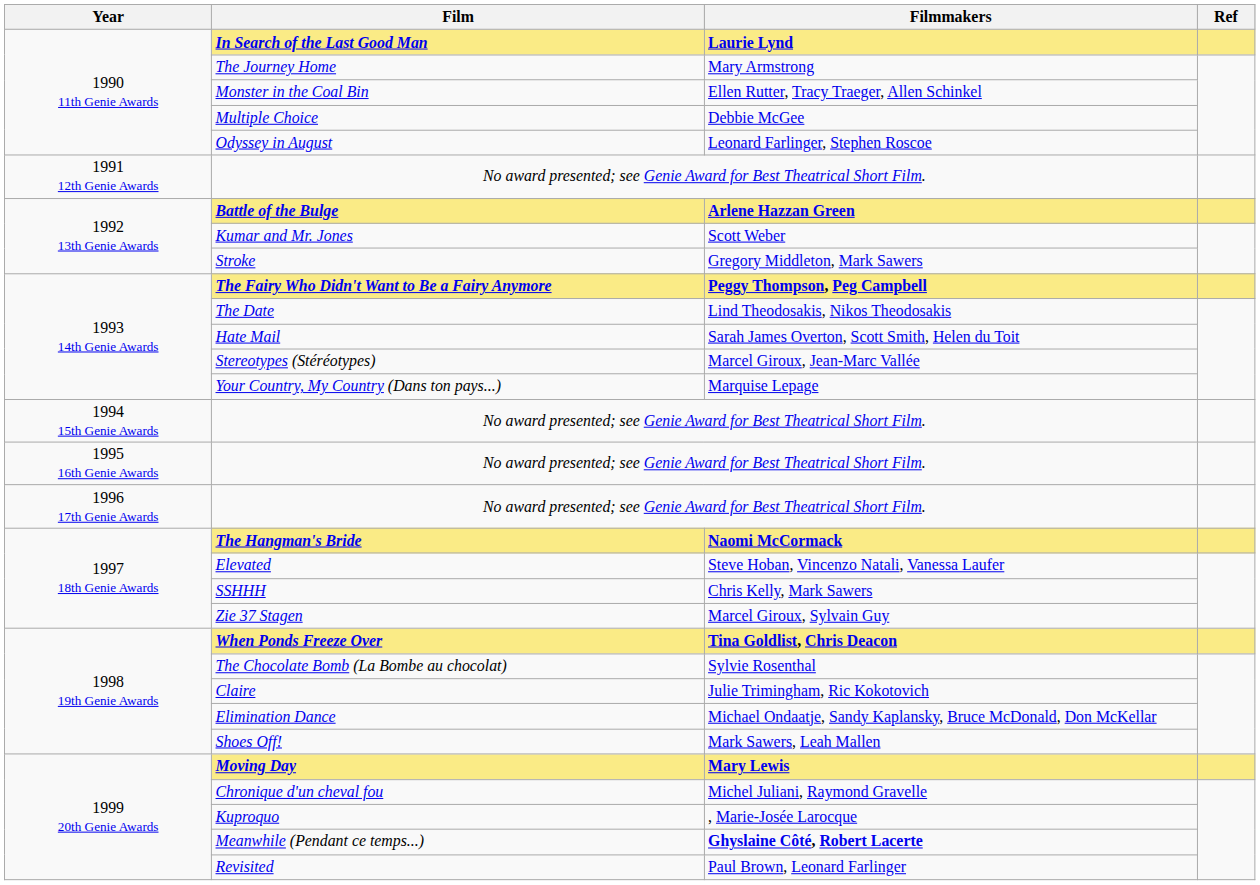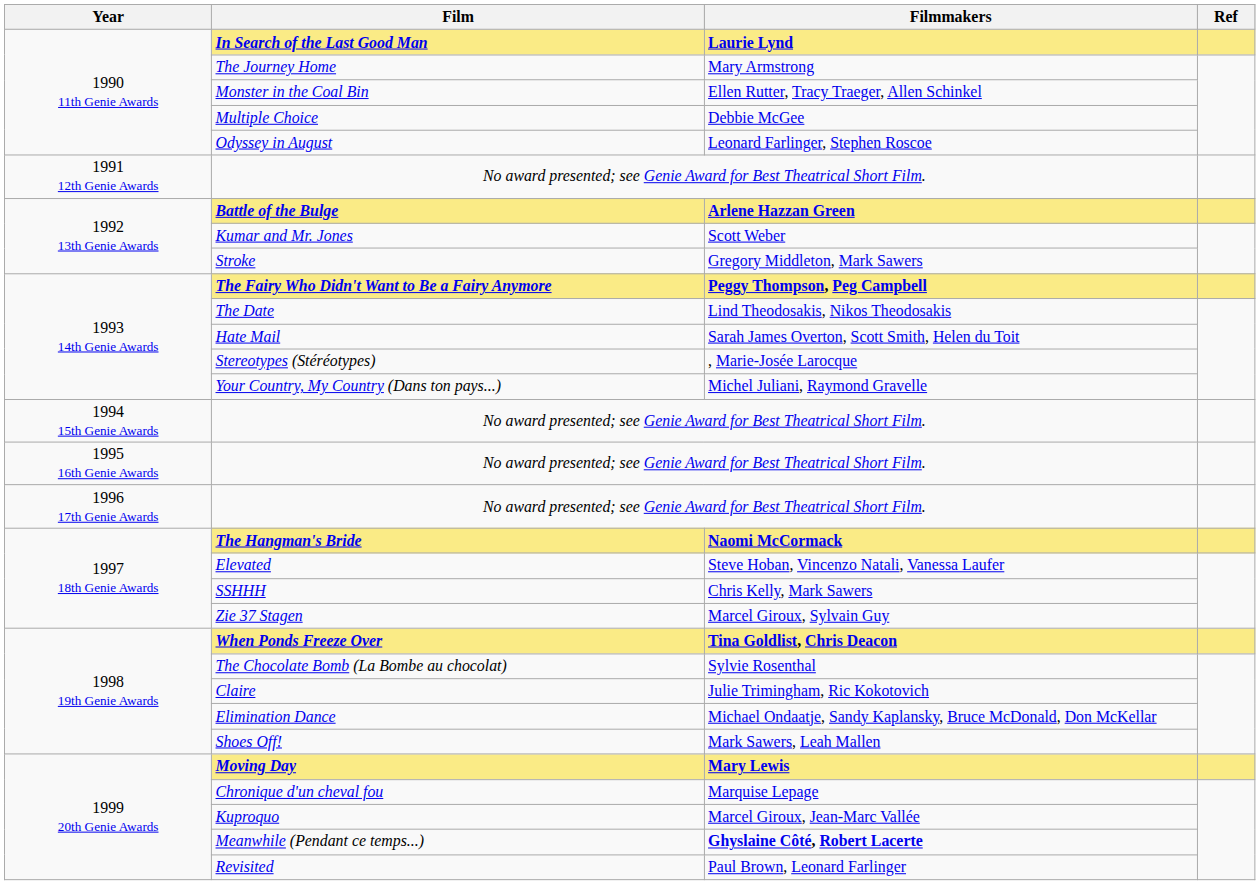(814, 361) Marcel Giroux, Jean-Marc Vallée -> (783, 361) , Marie-Josée Larocque
(763, 386) Marquise Lepage -> (818, 386) Michel Juliani, Raymond Gravelle
(818, 791) Michel Juliani, Raymond Gravelle -> (763, 791) Marquise Lepage
(783, 816) , Marie-Josée Larocque -> (814, 816) Marcel Giroux, Jean-Marc Vallée
